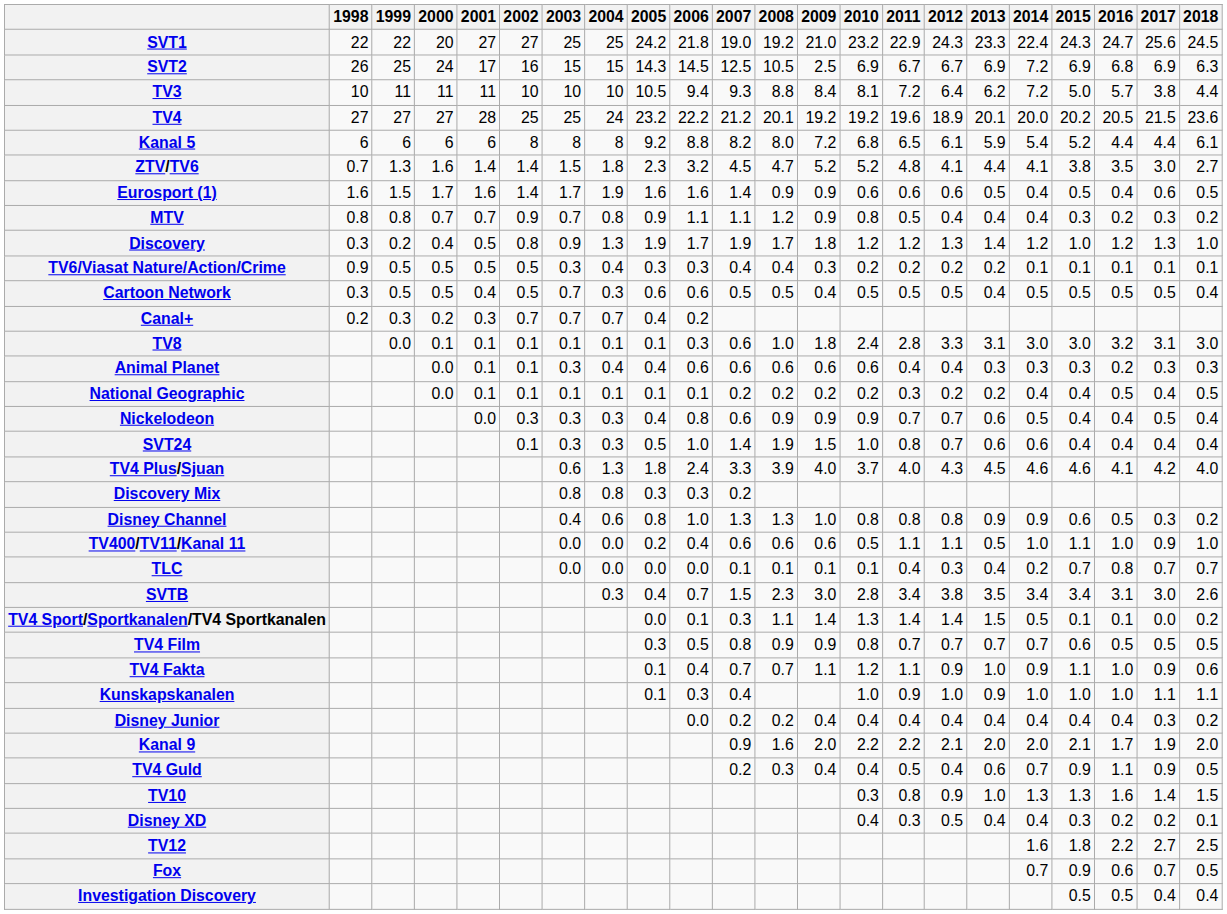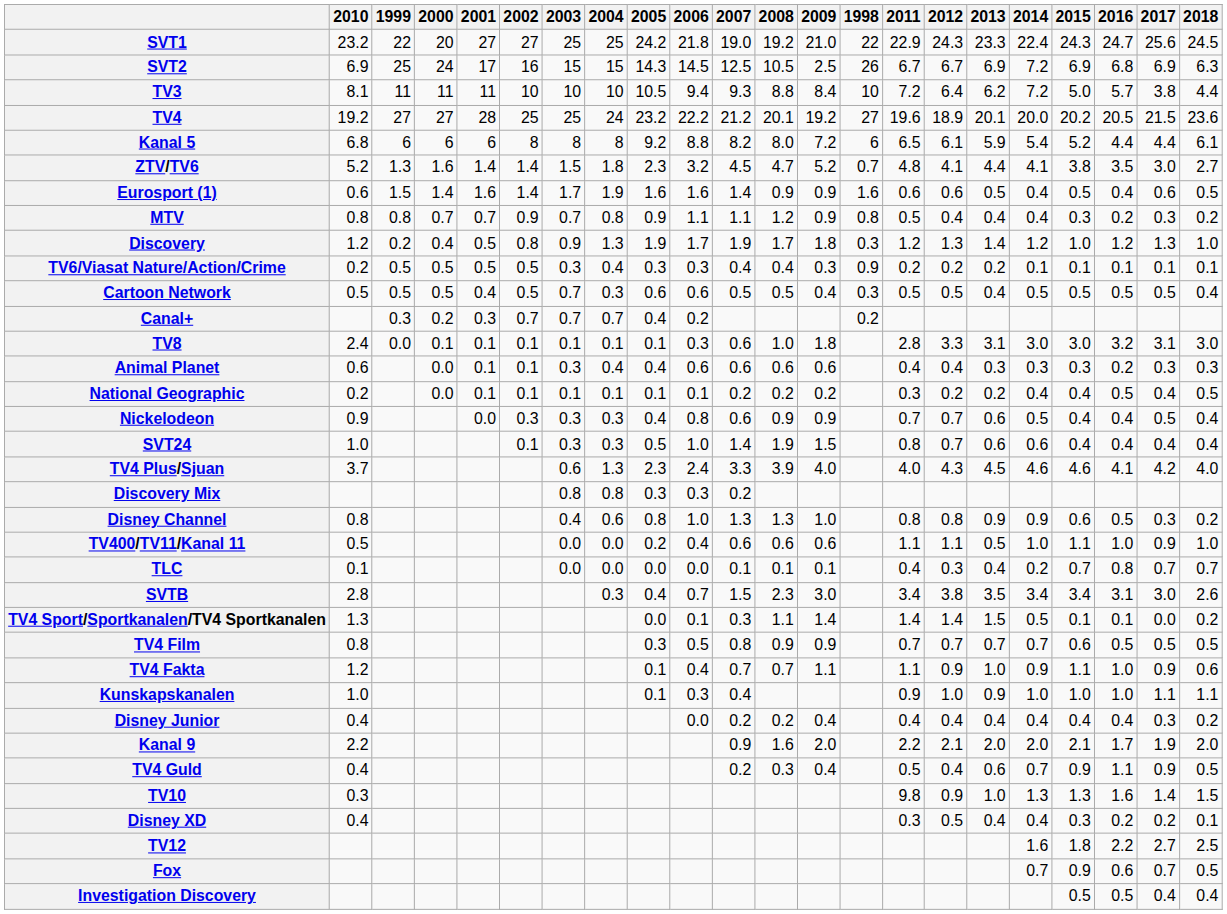columns swapped: (351, 17) <-> (861, 17)
(443, 192) 1.7 -> (443, 192) 1.4
(655, 469) 1.8 -> (655, 469) 2.3
(910, 795) 0.8 -> (910, 795) 9.8
